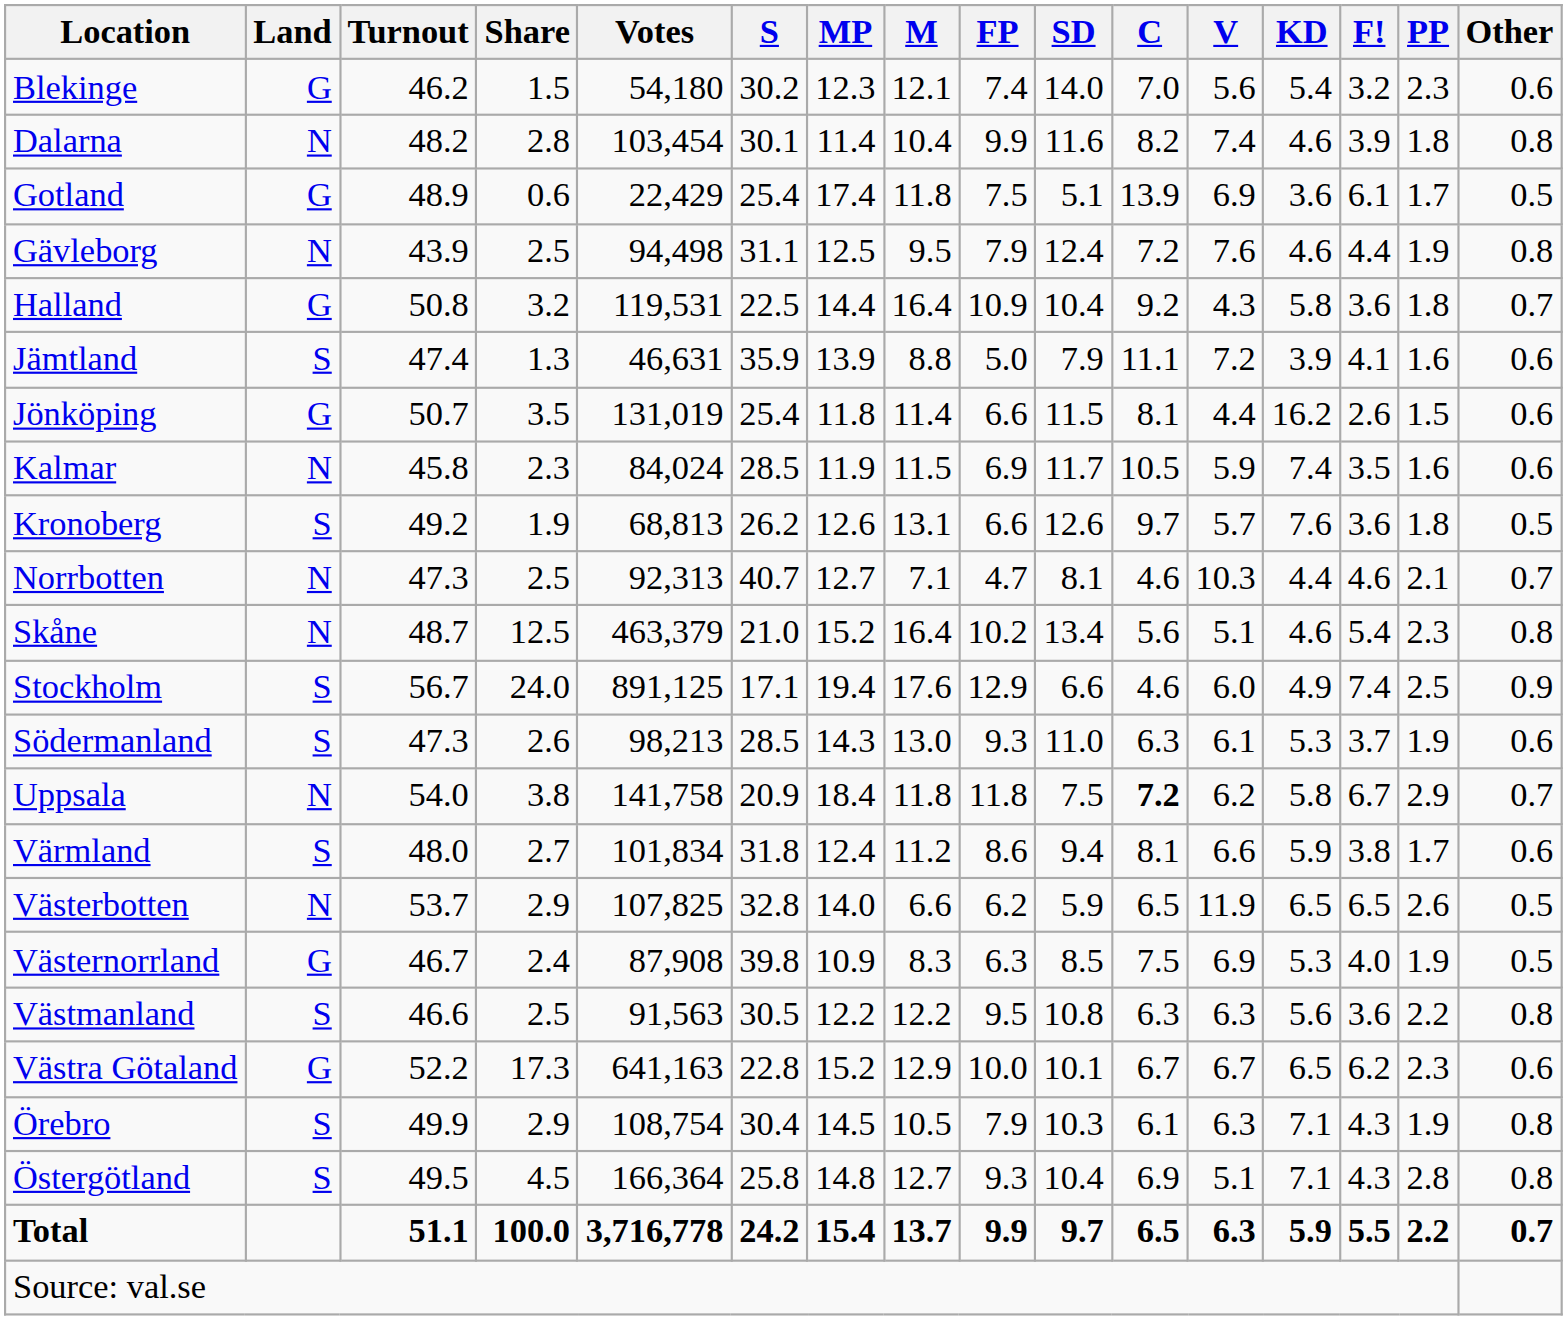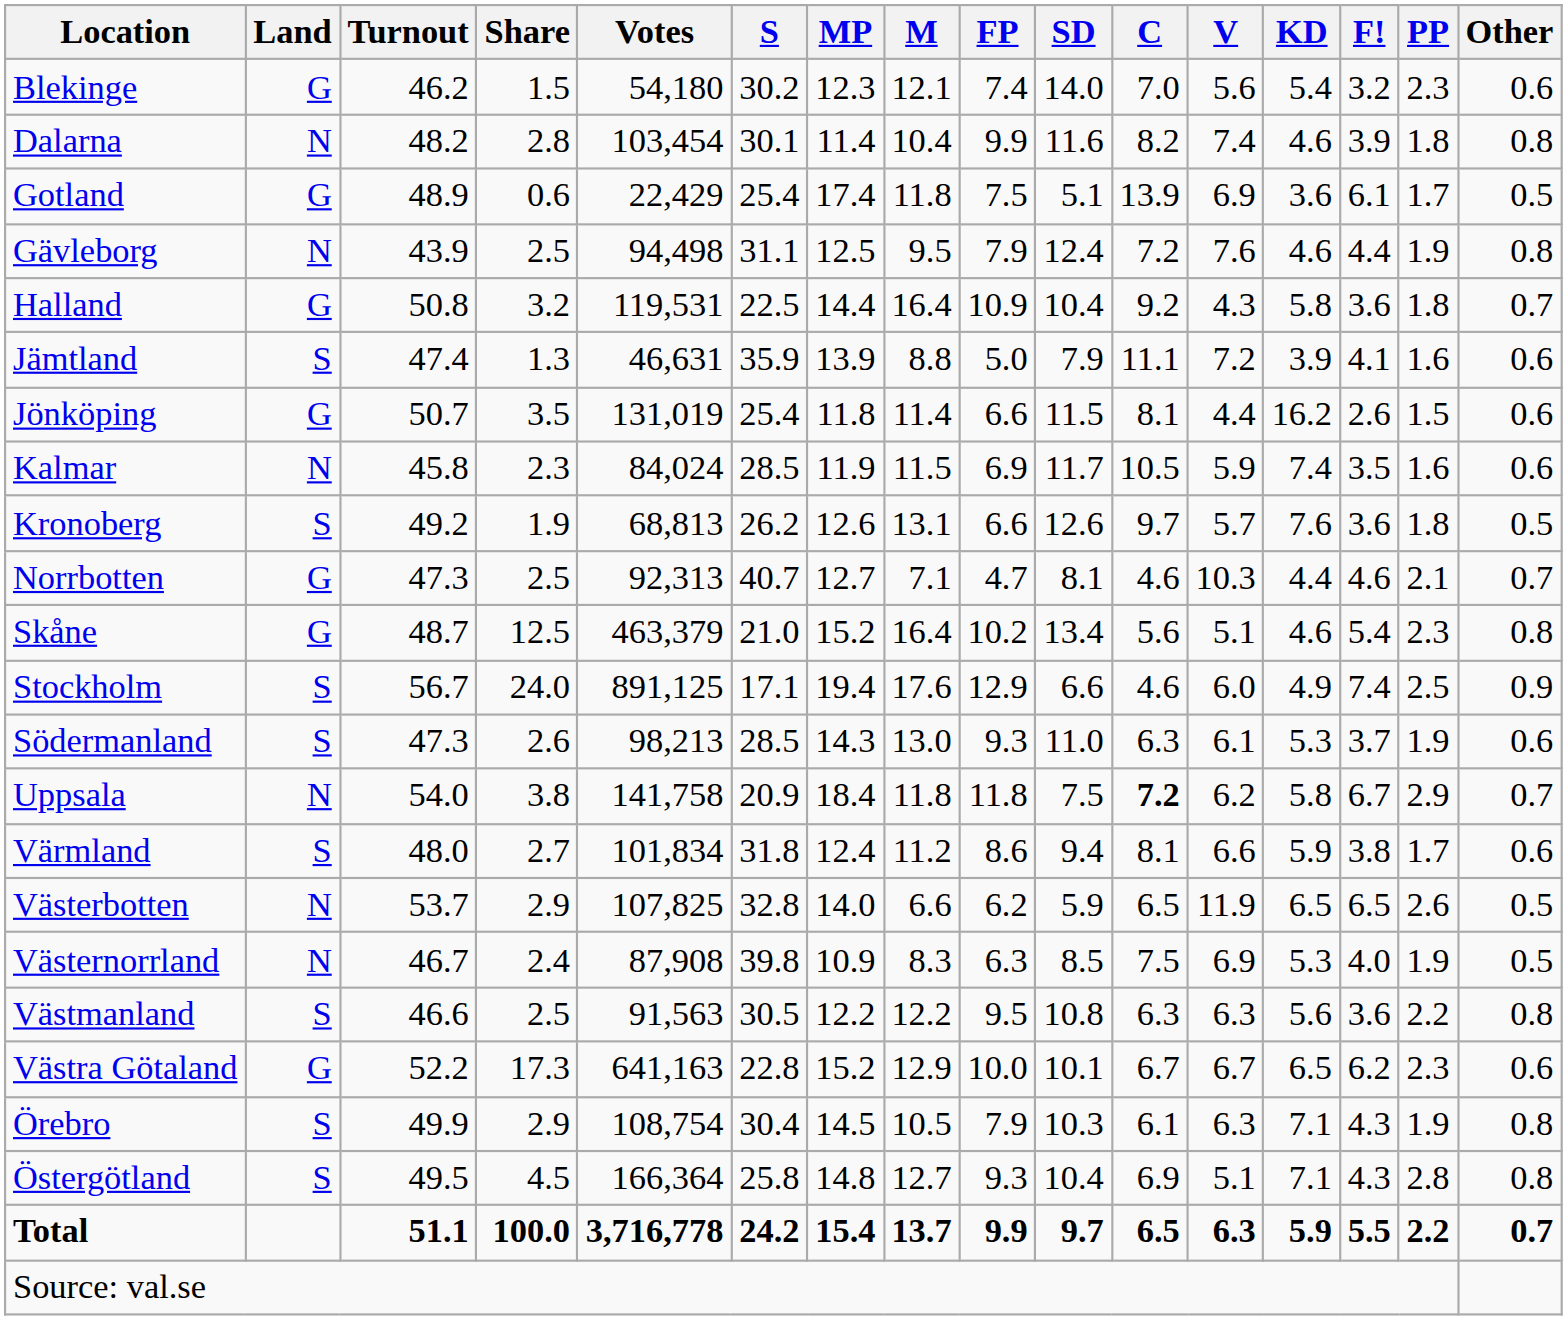(319, 577) N -> (319, 577) G
(319, 631) N -> (319, 631) G
(319, 959) G -> (319, 959) N
